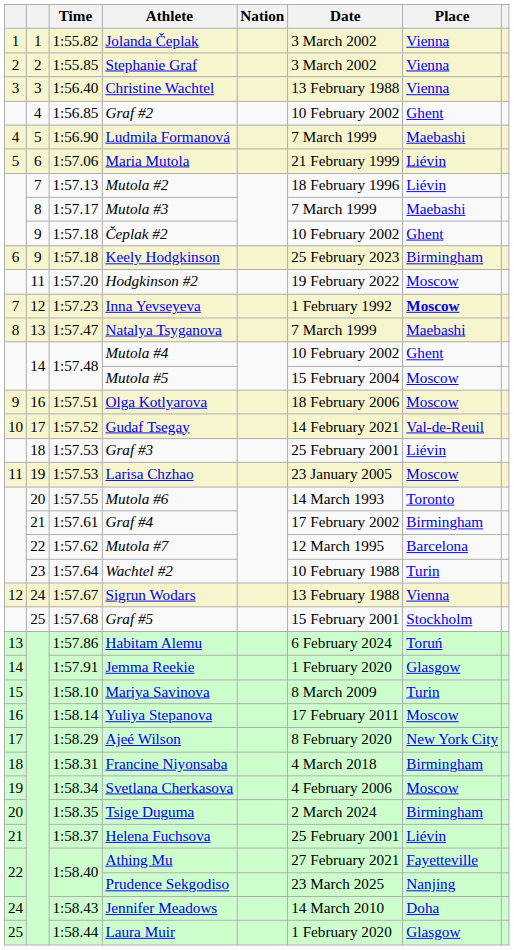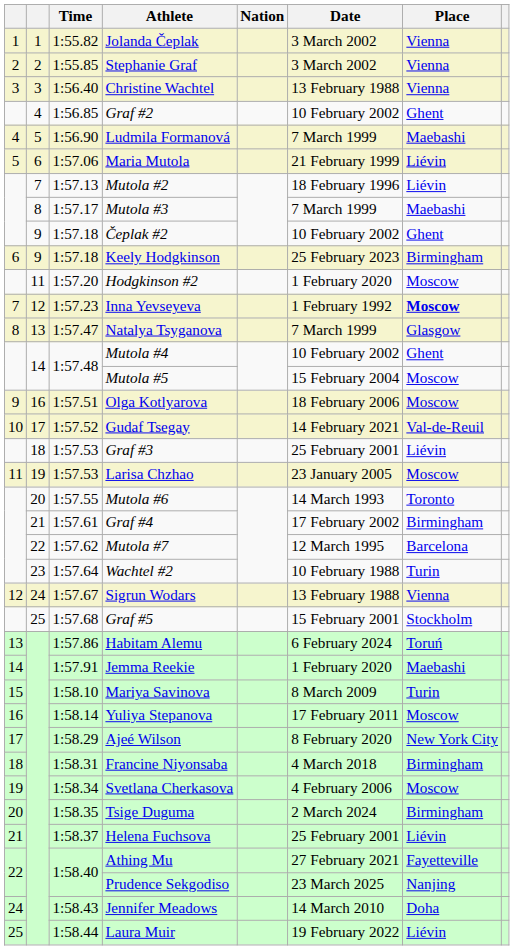(345, 281) 19 February 2022 -> (341, 281) 1 February 2020
(436, 329) Maebashi -> (433, 329) Glasgow
(433, 667) Glasgow -> (436, 667) Maebashi
(341, 932) 1 February 2020 -> (345, 932) 19 February 2022
(433, 932) Glasgow -> (426, 932) Liévin
